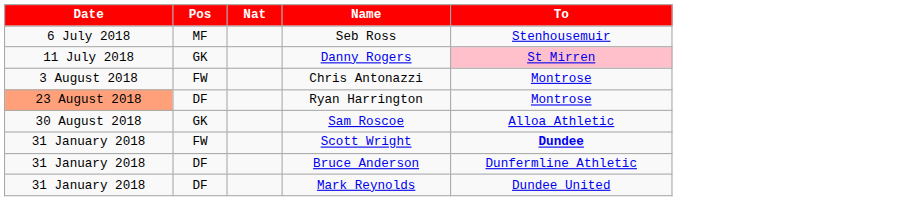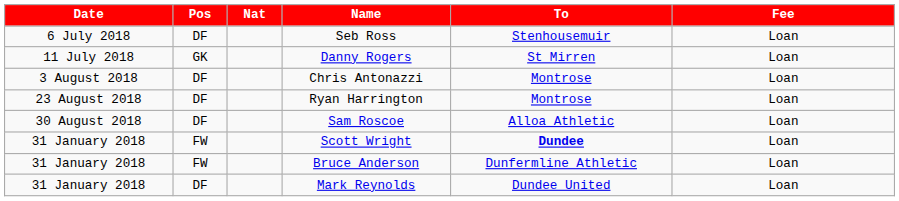+ column: (783, 15)
(200, 36) MF -> (200, 36) DF
(561, 57) pink background -> (561, 57) no background
(200, 79) FW -> (200, 79) DF
(89, 100) lightsalmon background -> (89, 100) no background
(200, 121) GK -> (200, 121) DF
(200, 163) DF -> (200, 163) FW
